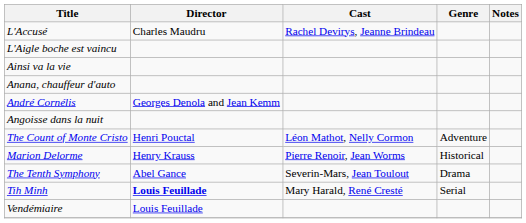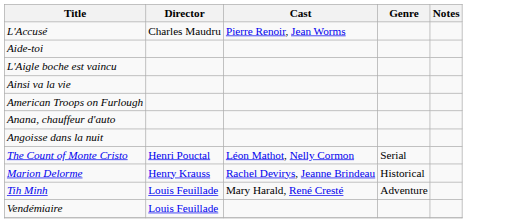(360, 31) Rachel Devirys, Jeanne Brindeau -> (286, 31) Pierre Renoir, Jean Worms
+ row: (25, 48)
+ row: (75, 102)
- row: (41, 102)
(463, 137) Adventure -> (393, 155) Serial
(345, 155) Pierre Renoir, Jean Worms -> (301, 173) Rachel Devirys, Jeanne Brindeau
- row: (53, 173)
(170, 191) bold -> (183, 191) normal
(453, 191) Serial -> (404, 191) Adventure
